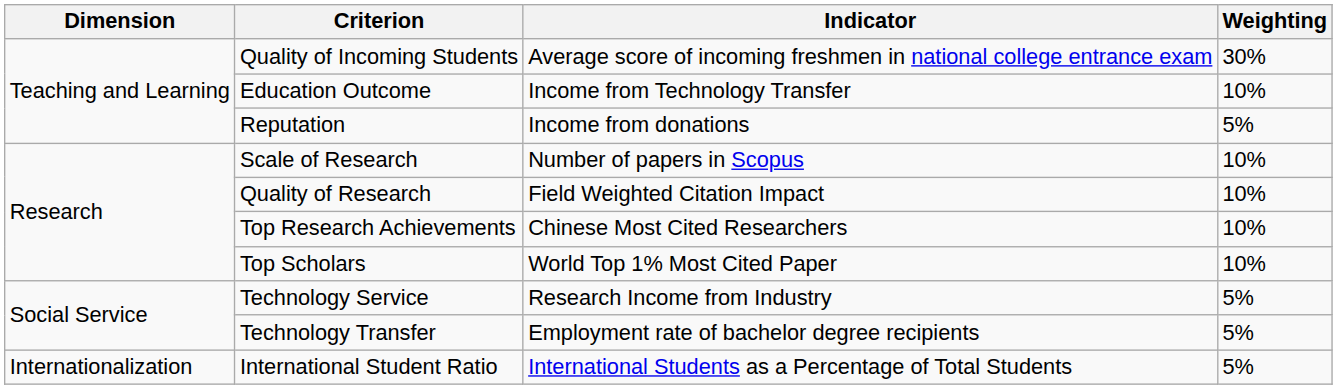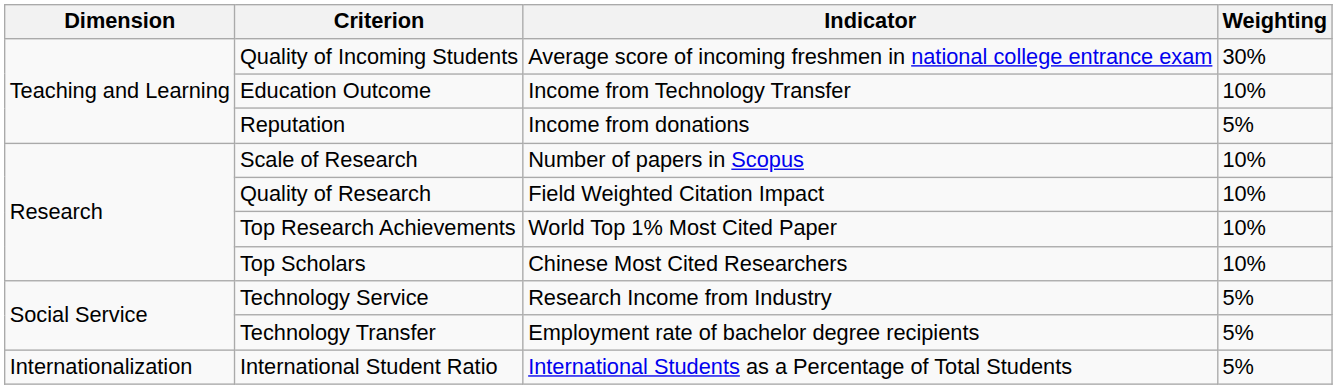(688, 228) Chinese Most Cited Researchers -> (683, 228) World Top 1% Most Cited Paper
(683, 263) World Top 1% Most Cited Paper -> (688, 263) Chinese Most Cited Researchers
